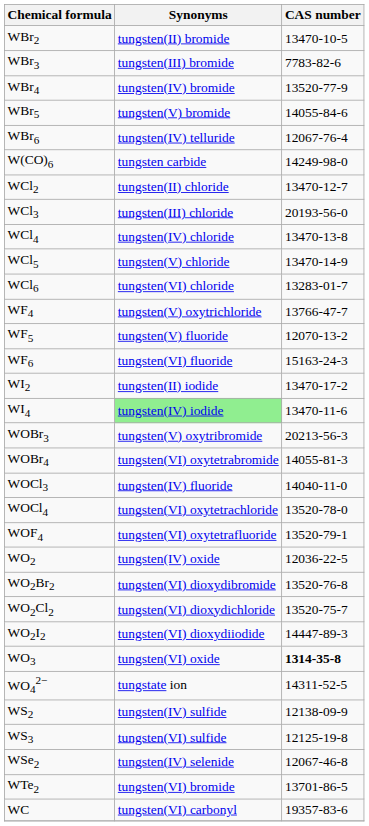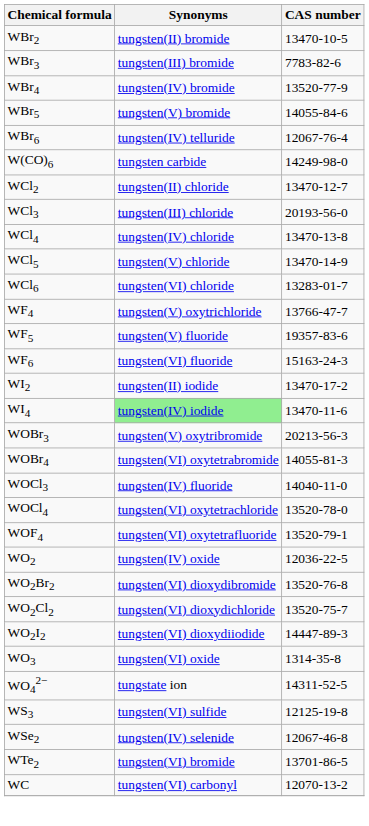(316, 336) 12070-13-2 -> (316, 336) 19357-83-6
(313, 659) bold -> (313, 659) normal
- row: (20, 712)
(316, 809) 19357-83-6 -> (316, 785) 12070-13-2
